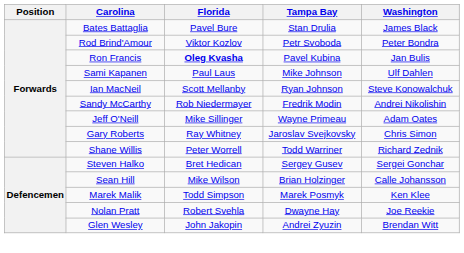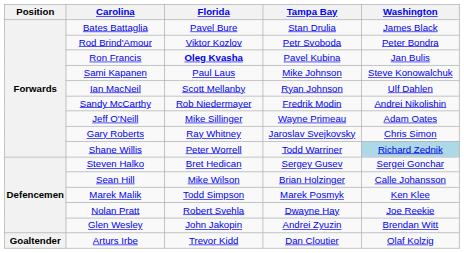(410, 73) Ulf Dahlen -> (410, 73) Steve Konowalchuk
(410, 89) Steve Konowalchuk -> (410, 89) Ulf Dahlen
(410, 150) no background -> (410, 150) lightblue background
+ row: (115, 241)
